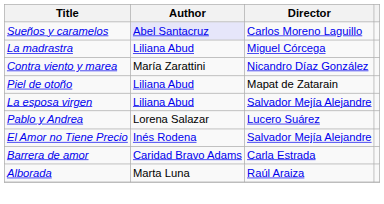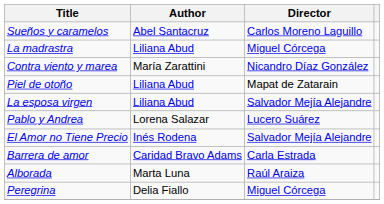(171, 31) lavender background -> (171, 31) no background
+ row: (31, 191)
